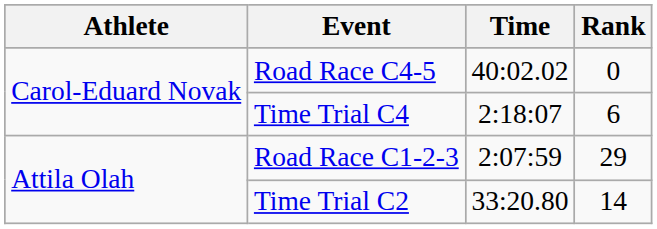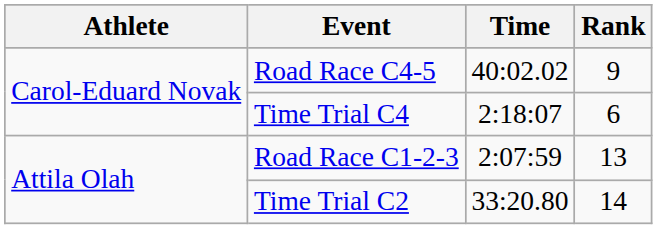(613, 69) 0 -> (613, 69) 9
(613, 157) 29 -> (613, 157) 13
